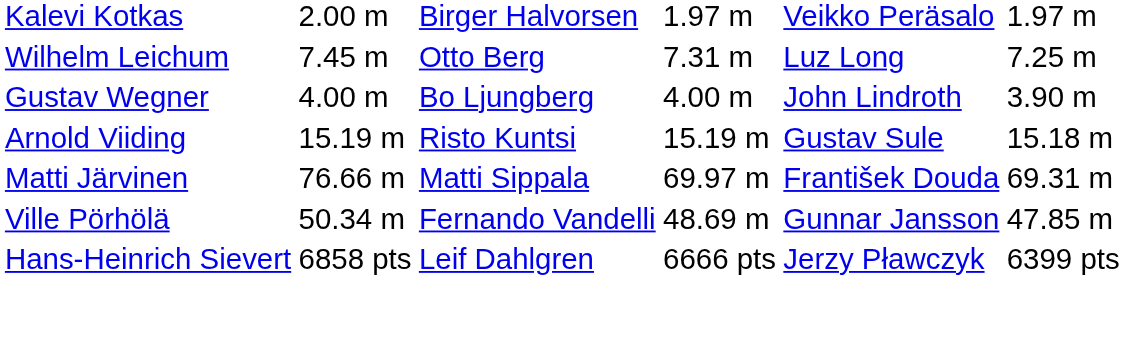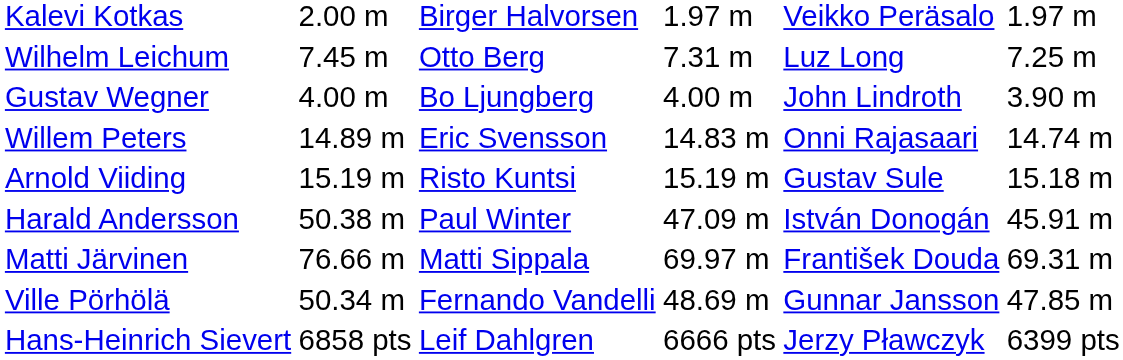+ row: (96, 138)
+ row: (122, 219)
